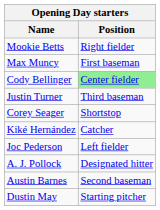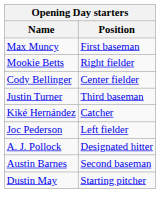rows swapped: (33, 63) <-> (35, 46)
(110, 79) lightgreen background -> (110, 79) no background
- row: (35, 113)
